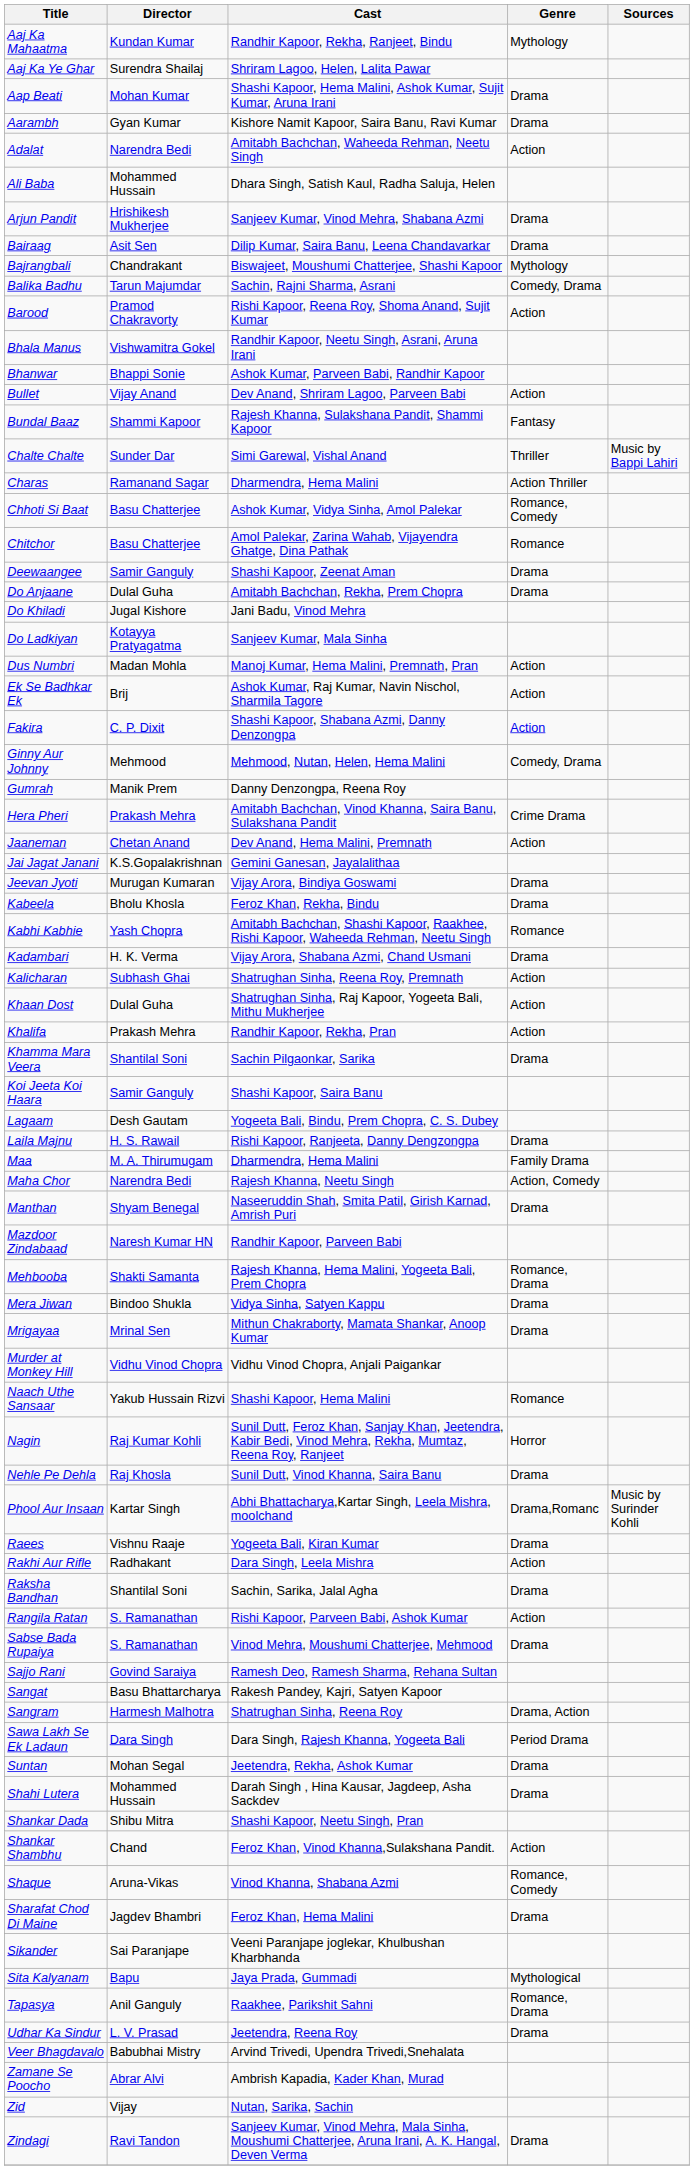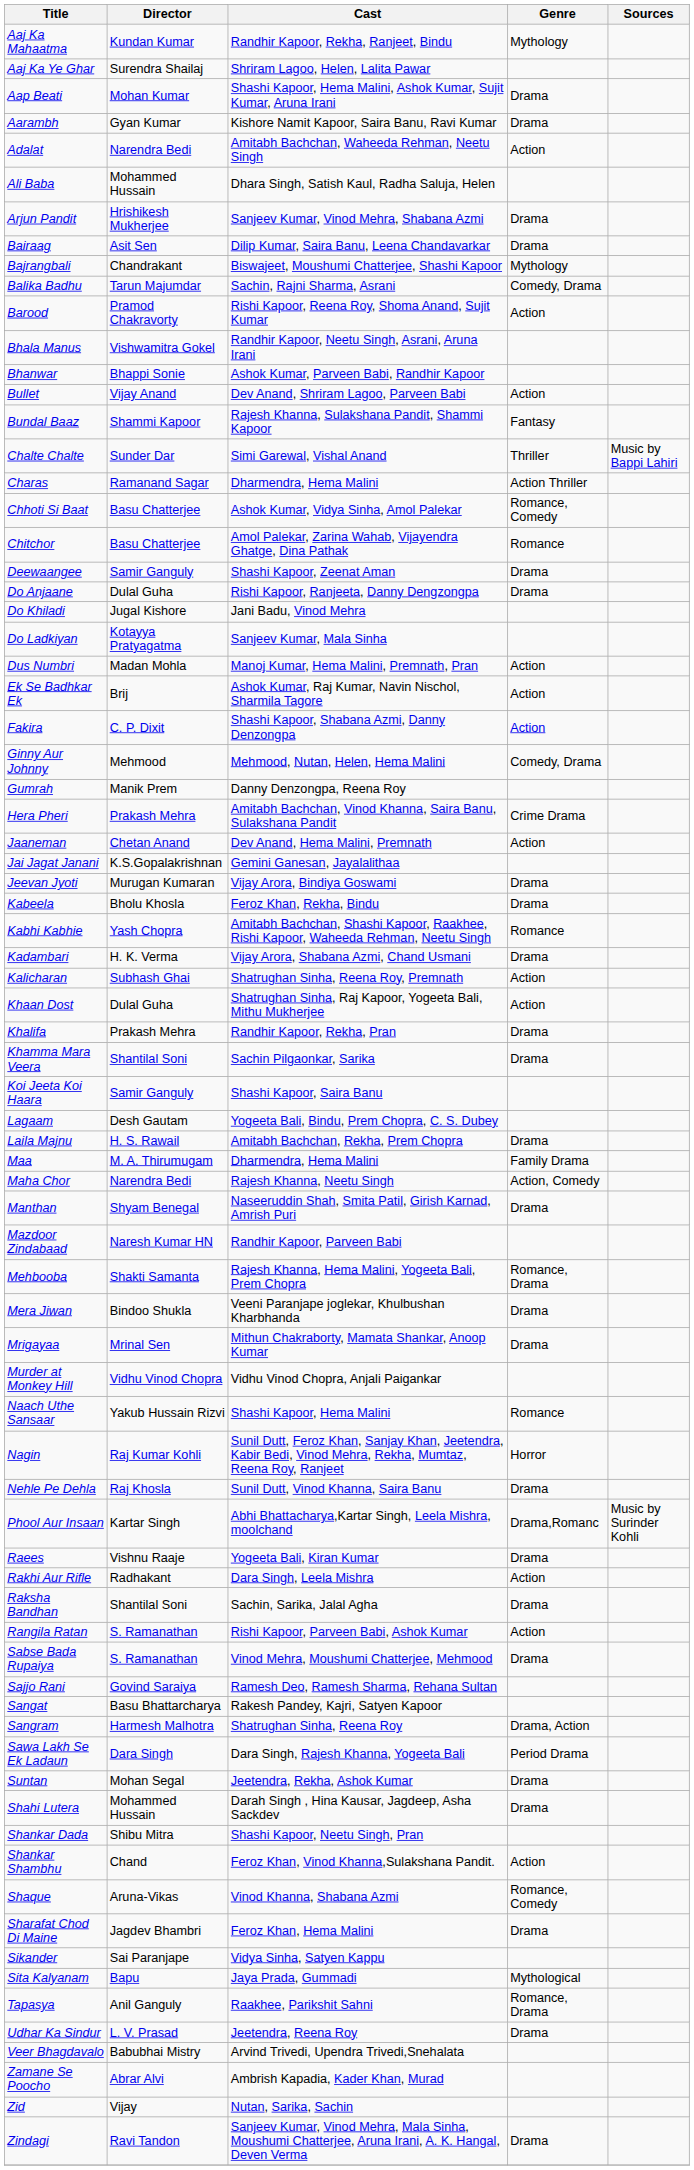(347, 591) Amitabh Bachchan, Rekha, Prem Chopra -> (355, 591) Rishi Kapoor, Ranjeeta, Danny Dengzongpa
(528, 1032) Action -> (529, 1032) Drama
(355, 1140) Rishi Kapoor, Ranjeeta, Danny Dengzongpa -> (347, 1140) Amitabh Bachchan, Rekha, Prem Chopra
(308, 1303) Vidya Sinha, Satyen Kappu -> (338, 1310) Veeni Paranjape joglekar, Khulbushan Kharbhanda
(338, 1951) Veeni Paranjape joglekar, Khulbushan Kharbhanda -> (308, 1958) Vidya Sinha, Satyen Kappu
